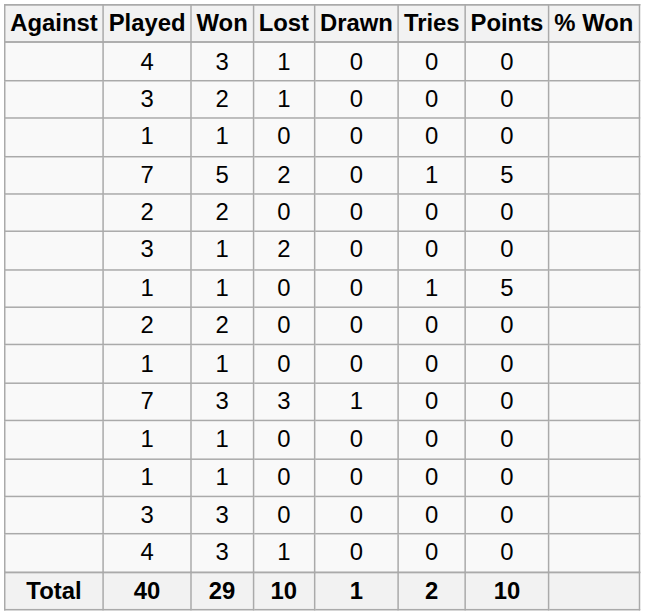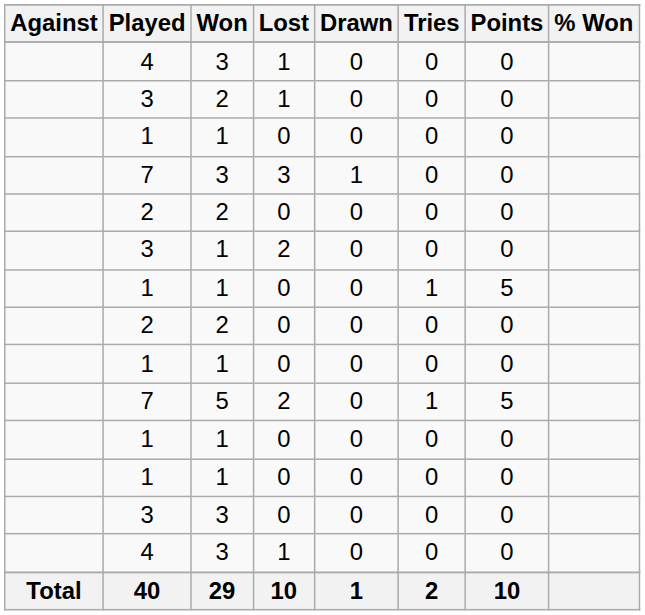rows swapped: (147, 174) <-> (147, 401)
